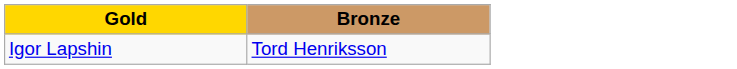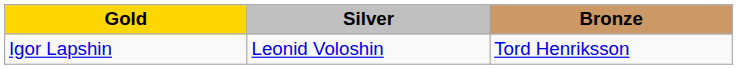+ column: (369, 19)
